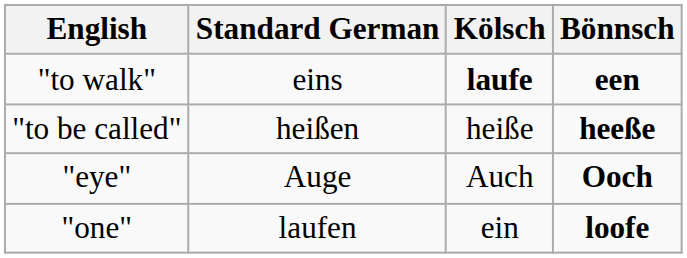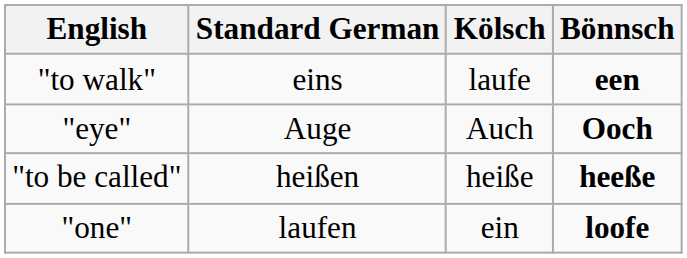(500, 78) bold -> (500, 78) normal
rows swapped: (97, 177) <-> (97, 128)
